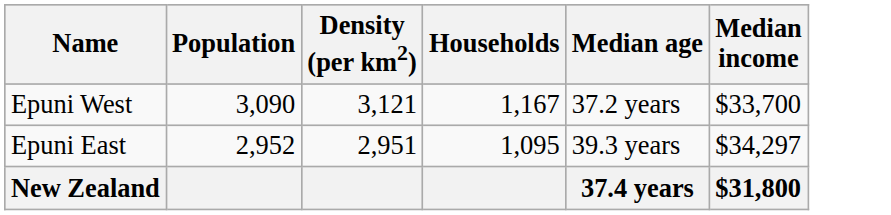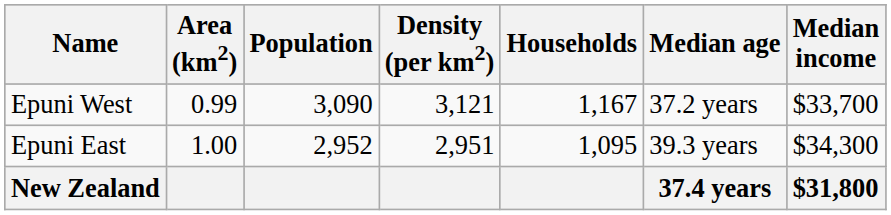+ column: (205, 43)
(758, 146) $34,297 -> (836, 146) $34,300
